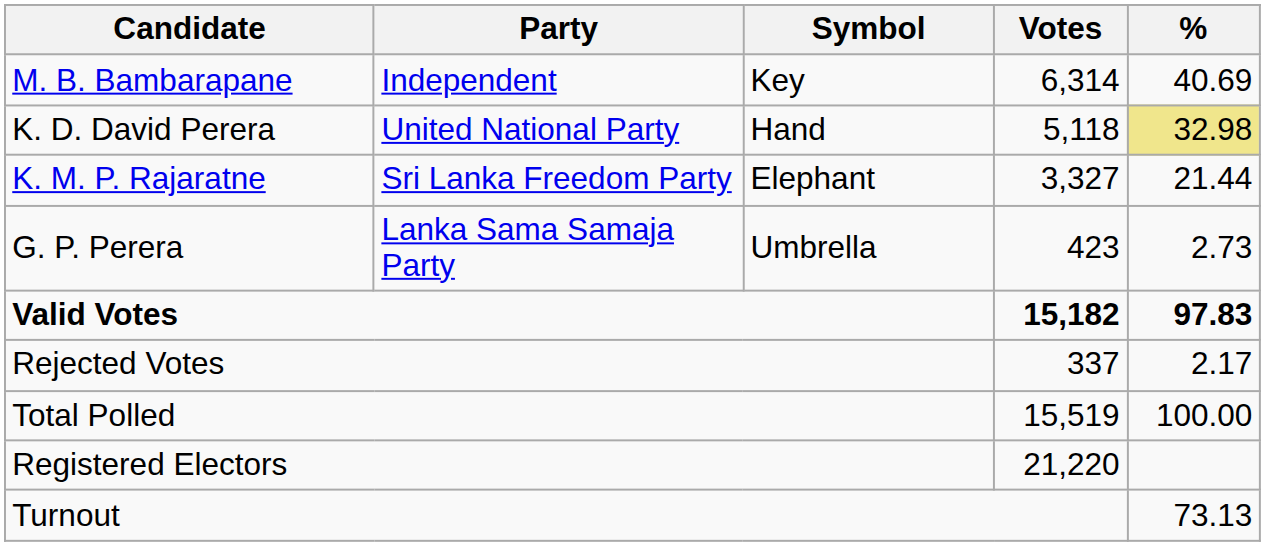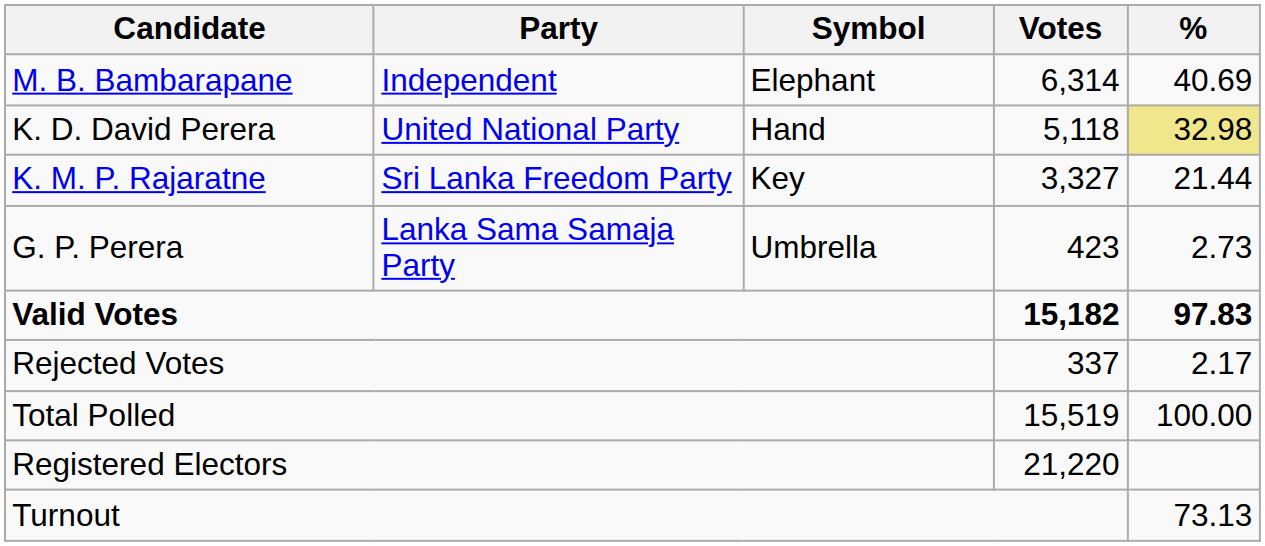(778, 79) Key -> (813, 79) Elephant
(813, 179) Elephant -> (778, 179) Key
